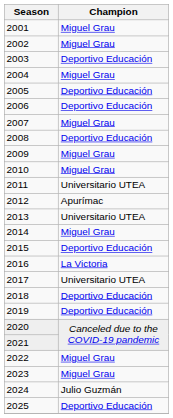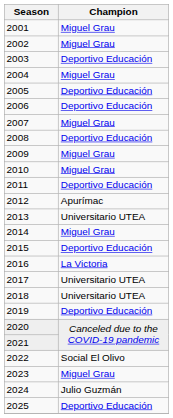(103, 185) Universitario UTEA -> (107, 185) Deportivo Educación
(107, 295) Deportivo Educación -> (103, 295) Universitario UTEA
(88, 358) Miguel Grau -> (93, 358) Social El Olivo
